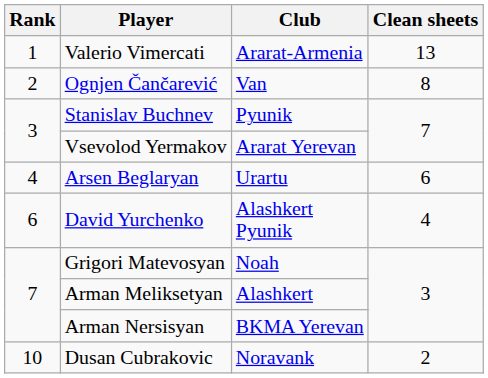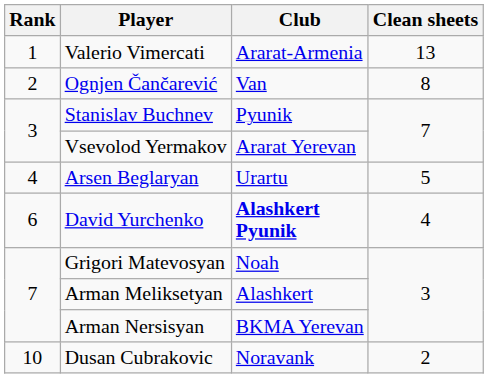(425, 177) 6 -> (425, 177) 5
(274, 220) normal -> (278, 220) bold
